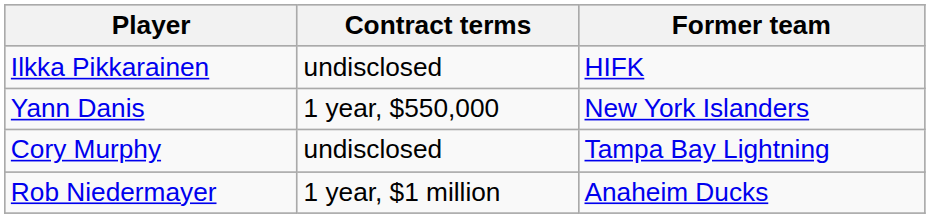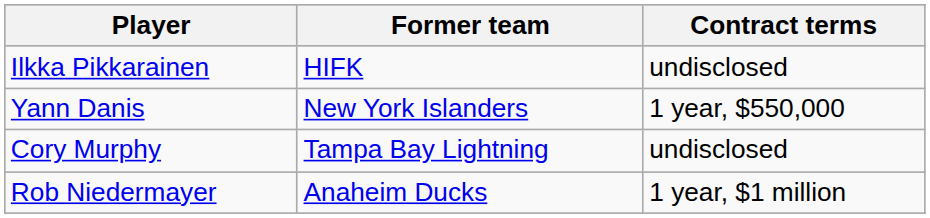columns swapped: (751, 25) <-> (438, 25)
